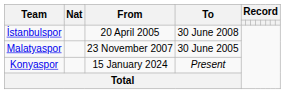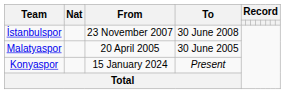(130, 33) 20 April 2005 -> (130, 33) 23 November 2007
(130, 49) 23 November 2007 -> (130, 49) 20 April 2005
